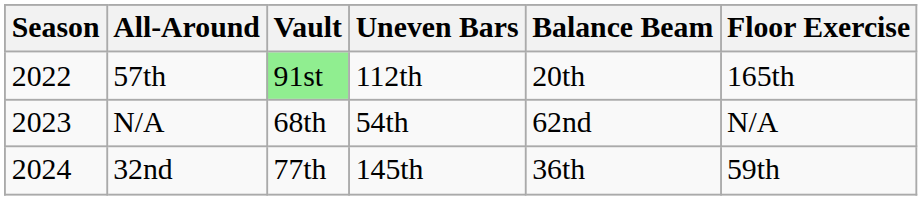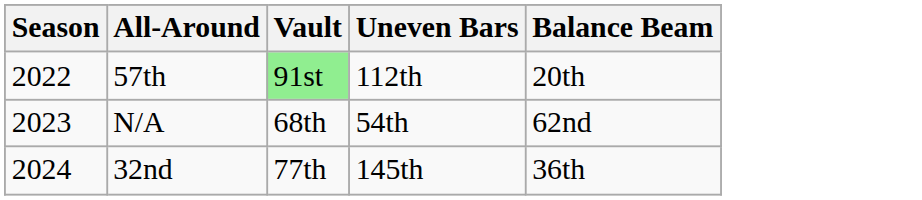- column: (819, 28)
